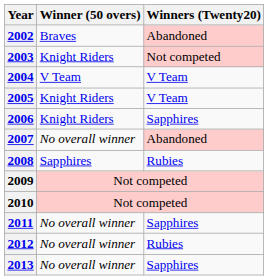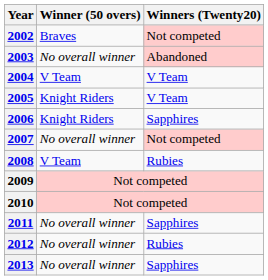(177, 35) Abandoned -> (184, 35) Not competed
(77, 56) Knight Riders -> (87, 56) No overall winner
(184, 56) Not competed -> (177, 56) Abandoned
(177, 139) Abandoned -> (184, 139) Not competed
(66, 160) Sapphires -> (60, 160) V Team
